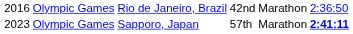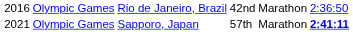(17, 24) 2023 -> (17, 24) 2021
